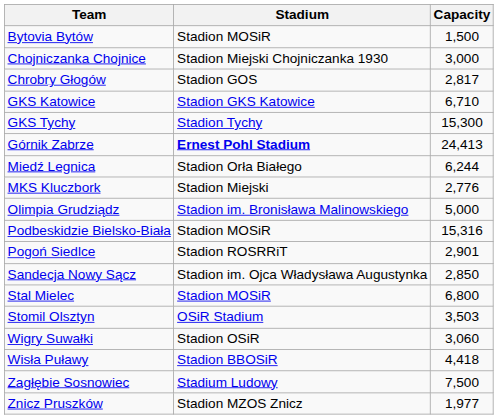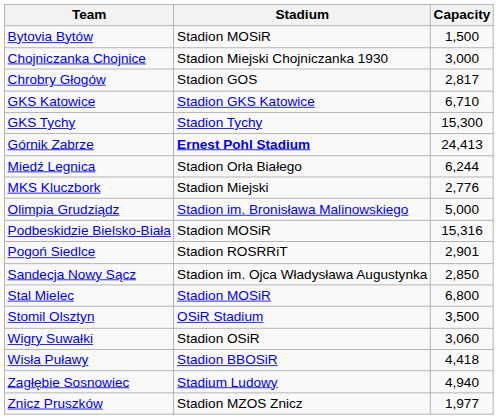(462, 317) 3,503 -> (462, 317) 3,500
(462, 381) 7,500 -> (462, 381) 4,940
